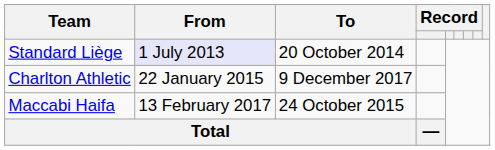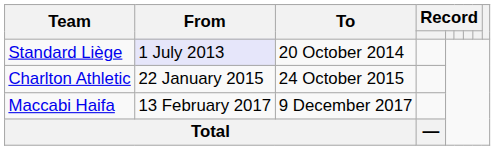(346, 78) 9 December 2017 -> (341, 78) 24 October 2015
(341, 105) 24 October 2015 -> (346, 105) 9 December 2017
